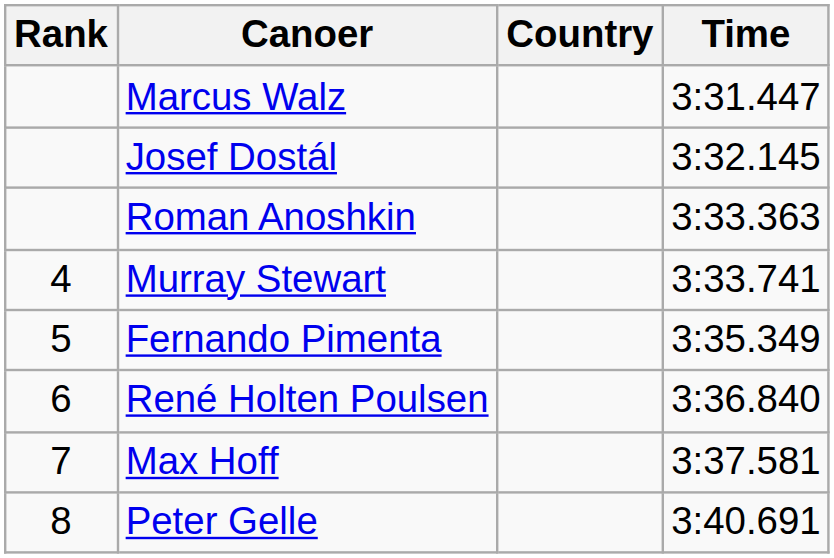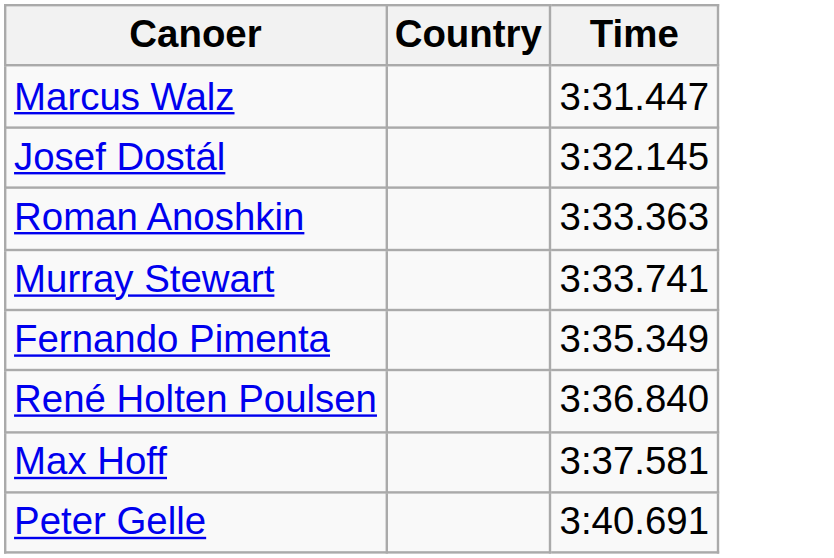- column: (61, 34)
